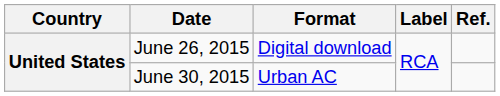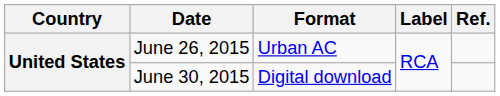(325, 47) Digital download -> (297, 47) Urban AC
(297, 76) Urban AC -> (325, 76) Digital download
